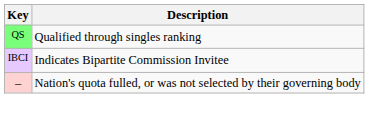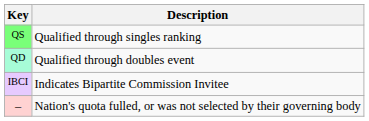+ row: (18, 58)
